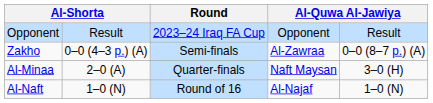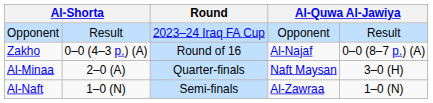(209, 51) Semi-finals -> (209, 51) Round of 16
(297, 51) Al-Zawraa -> (291, 51) Al-Najaf
(209, 88) Round of 16 -> (209, 88) Semi-finals
(291, 88) Al-Najaf -> (297, 88) Al-Zawraa
